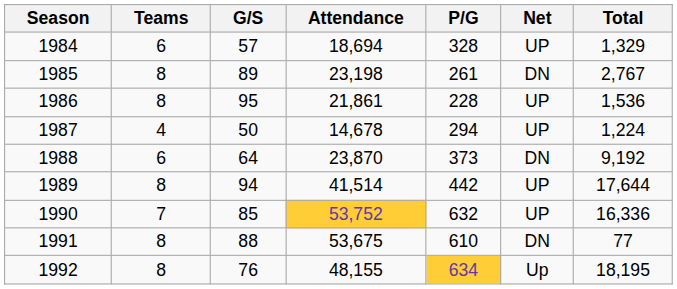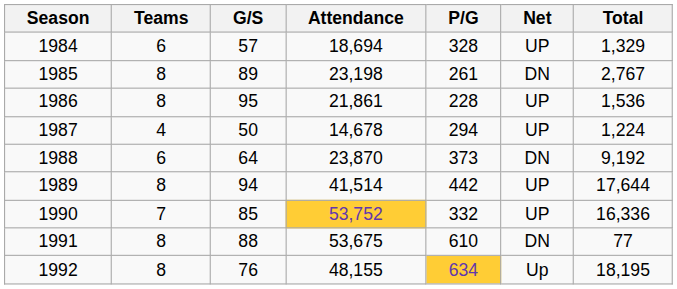(463, 213) 632 -> (463, 213) 332
